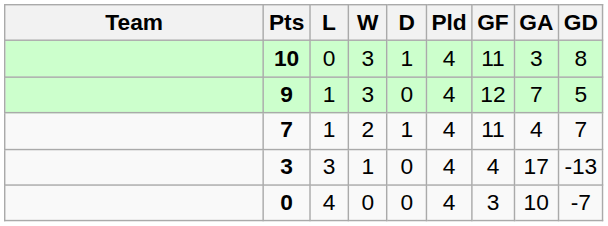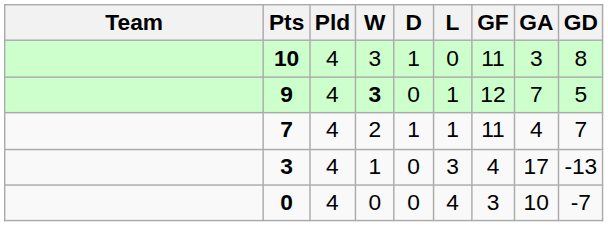columns swapped: (449, 22) <-> (329, 22)
(368, 94) normal -> (375, 94) bold
